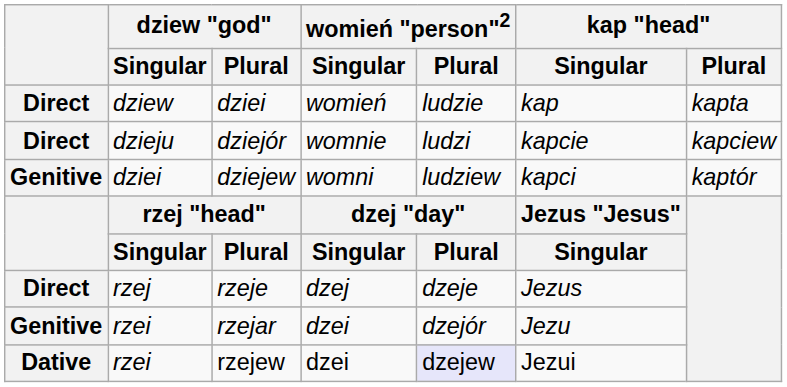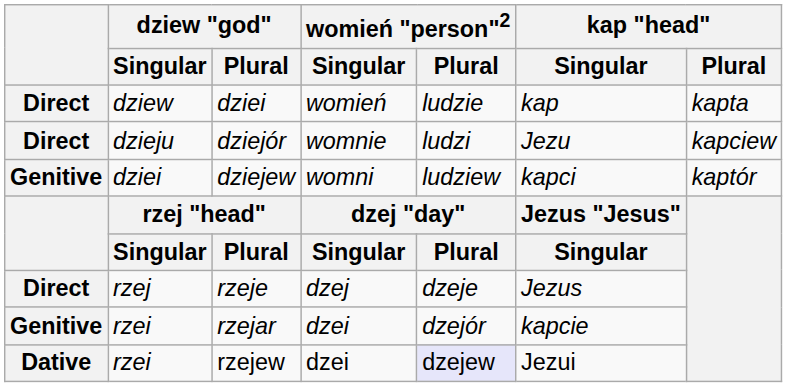(555, 140) kapcie -> (546, 140) Jezu
(546, 325) Jezu -> (555, 325) kapcie
